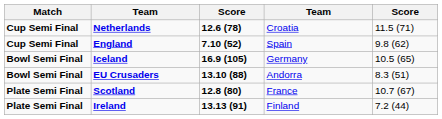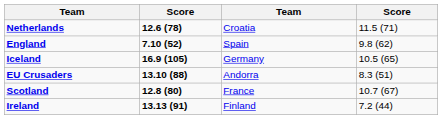- column: (48, 12)
